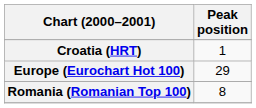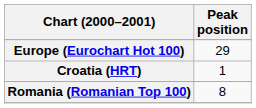rows swapped: (99, 50) <-> (99, 71)
